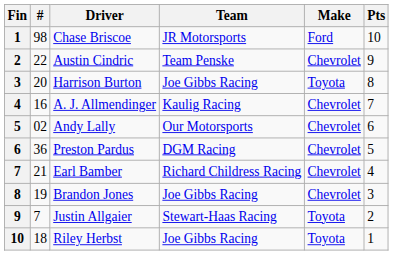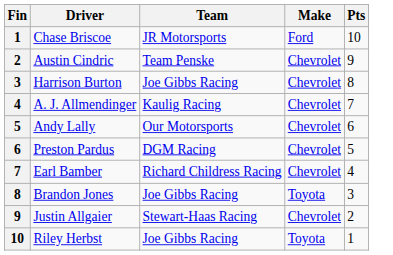- column: (40, 15)
(326, 82) Toyota -> (314, 82) Chevrolet
(334, 194) Chevrolet -> (306, 194) Toyota
(326, 216) Toyota -> (314, 216) Chevrolet
